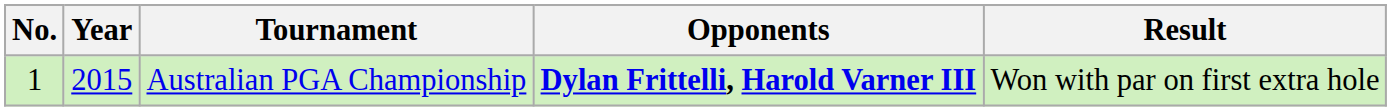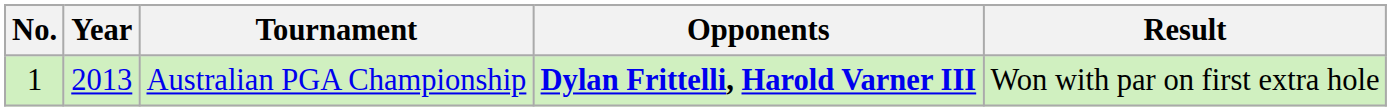(102, 80) 2015 -> (102, 80) 2013
